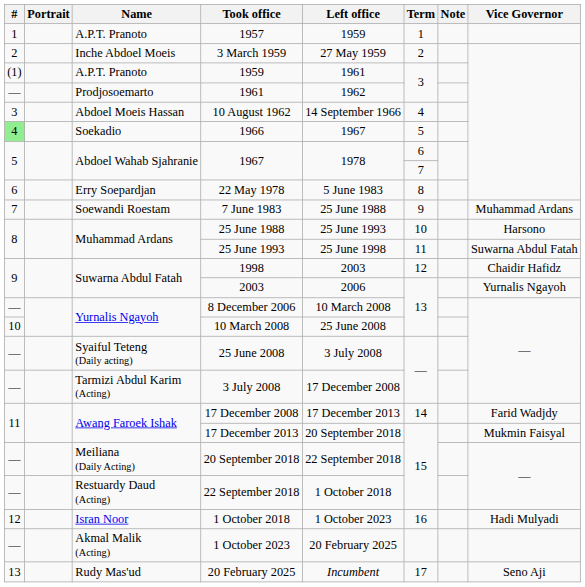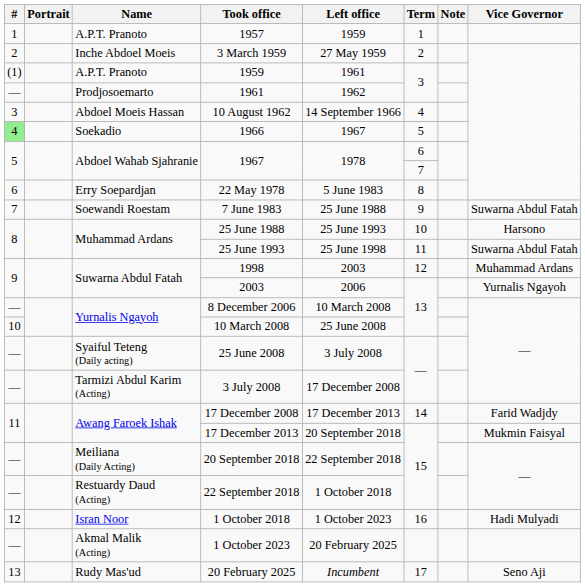(524, 209) Muhammad Ardans -> (524, 209) Suwarna Abdul Fatah
(524, 268) Chaidir Hafidz -> (524, 268) Muhammad Ardans
